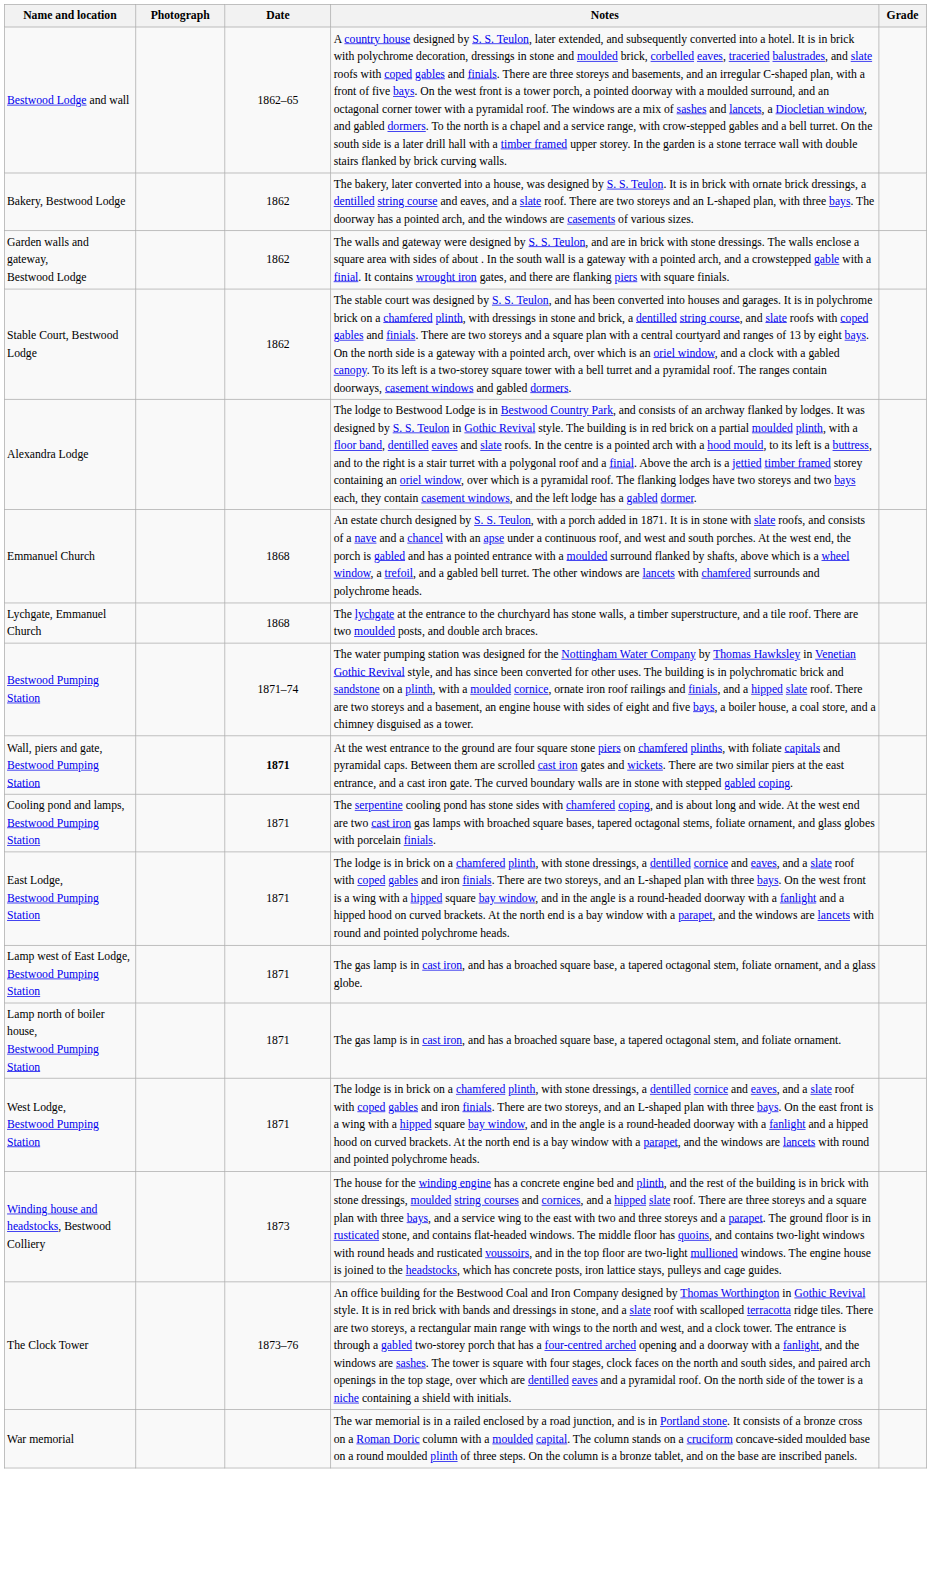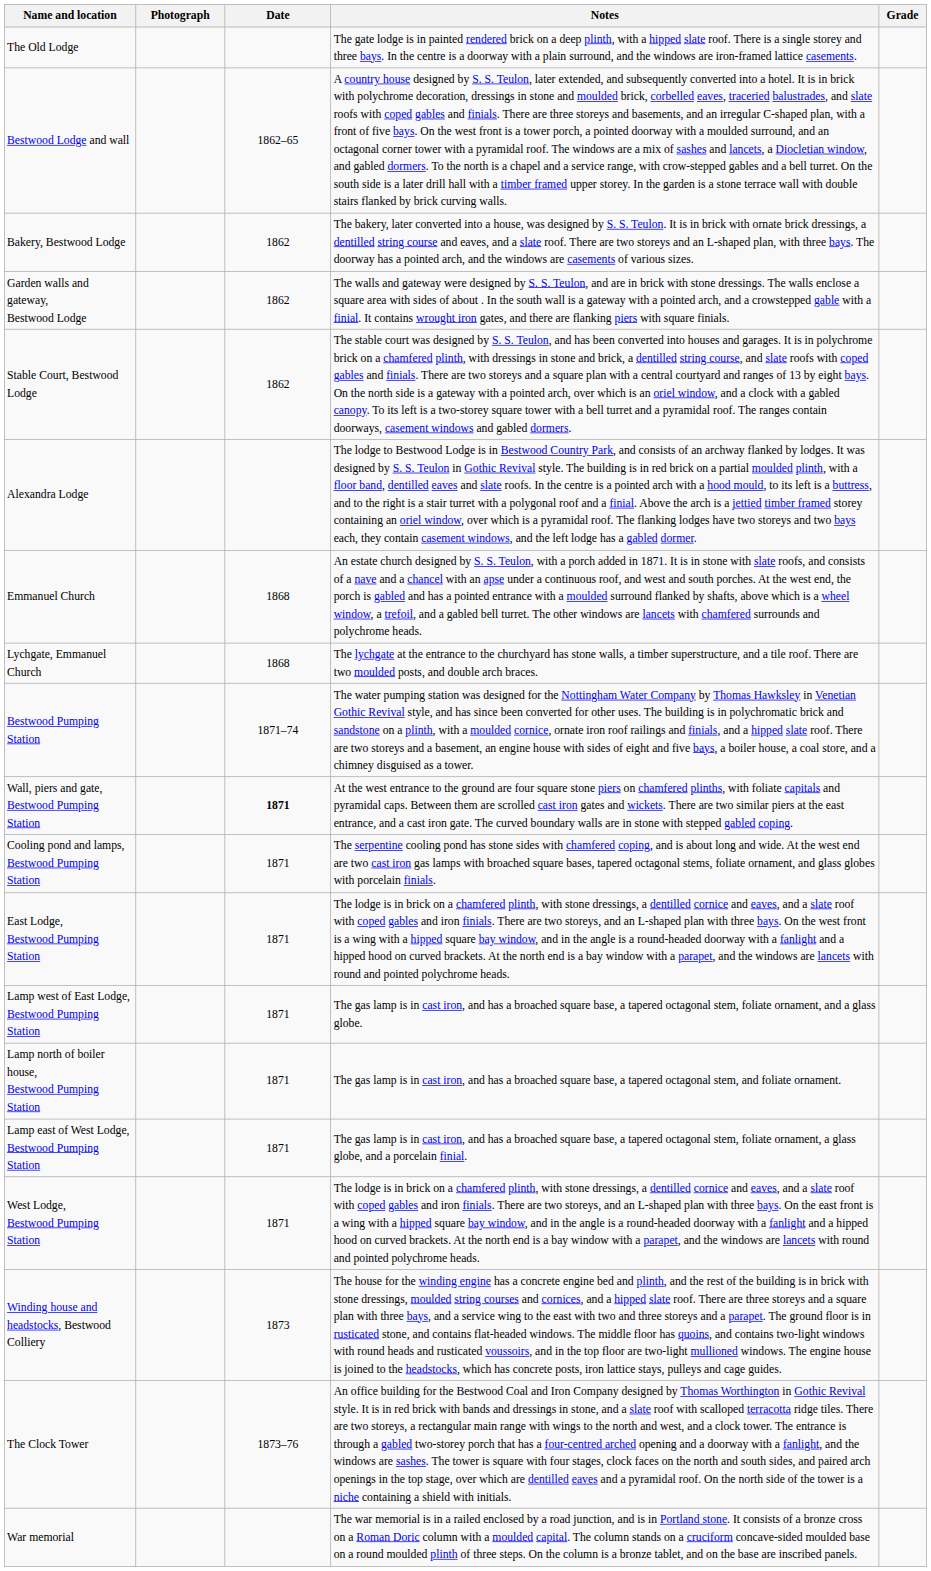+ row: (43, 47)
+ row: (68, 1147)
